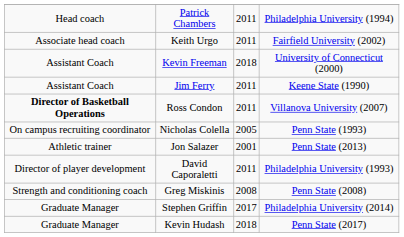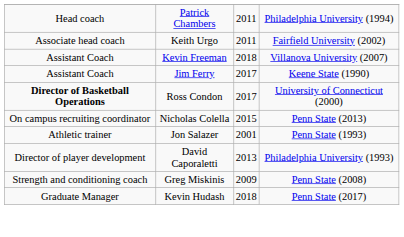(329, 63) University of Connecticut (2000) -> (329, 57) Villanova University (2007)
(246, 85) 2011 -> (246, 73) 2017
(246, 107) 2011 -> (246, 96) 2017
(329, 107) Villanova University (2007) -> (329, 96) University of Connecticut (2000)
(246, 130) 2005 -> (246, 118) 2015
(329, 130) Penn State (1993) -> (329, 118) Penn State (2013)
(329, 146) Penn State (2013) -> (329, 135) Penn State (1993)
(246, 169) 2011 -> (246, 157) 2013
(246, 191) 2008 -> (246, 179) 2009
- row: (194, 207)
